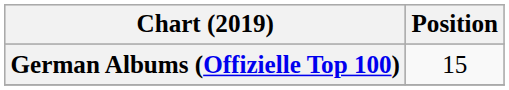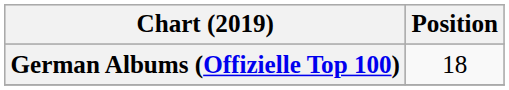(455, 64) 15 -> (455, 64) 18
